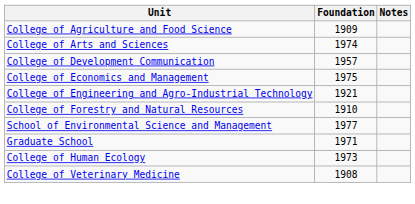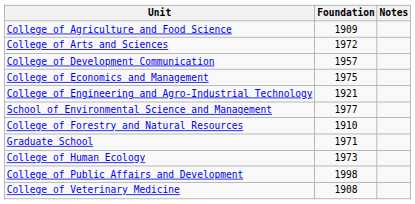(346, 45) 1974 -> (346, 45) 1972
rows swapped: (139, 126) <-> (125, 110)
+ row: (125, 174)
